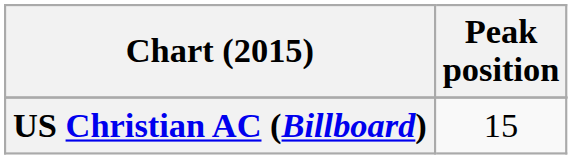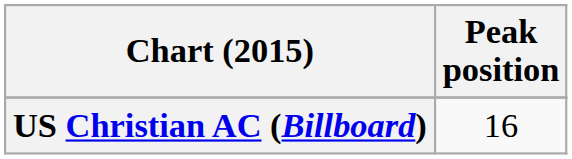(501, 125) 15 -> (501, 125) 16
